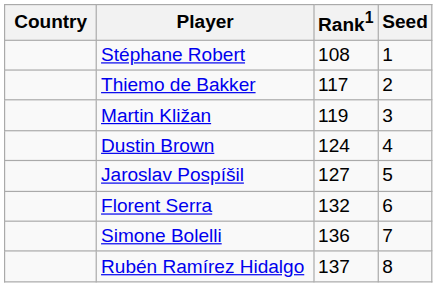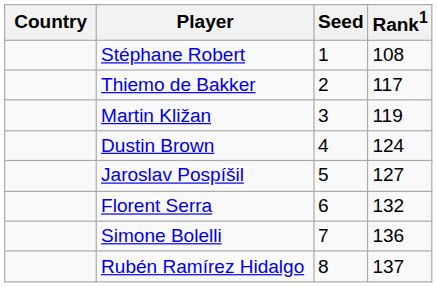columns swapped: (346, 22) <-> (405, 22)
